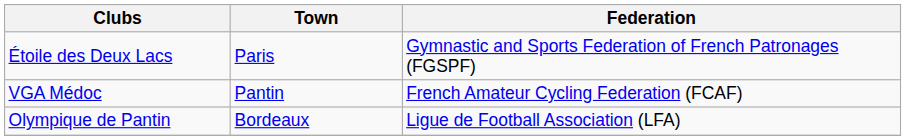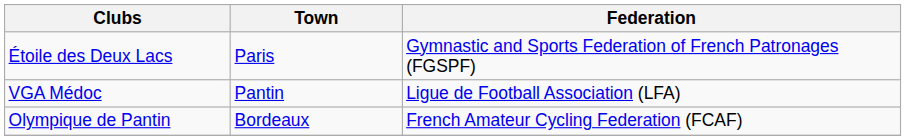(574, 93) French Amateur Cycling Federation (FCAF) -> (543, 93) Ligue de Football Association (LFA)
(543, 120) Ligue de Football Association (LFA) -> (574, 120) French Amateur Cycling Federation (FCAF)
